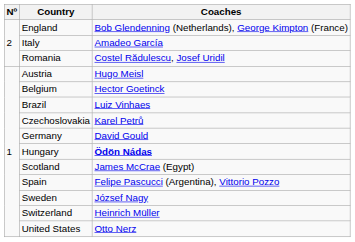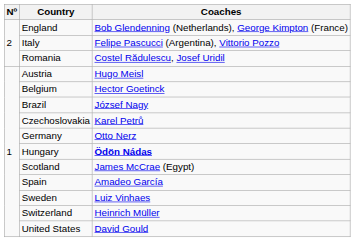(129, 43) Amadeo García -> (187, 43) Felipe Pascucci (Argentina), Vittorio Pozzo
(122, 105) Luiz Vinhaes -> (121, 105) József Nagy
(121, 136) David Gould -> (115, 136) Otto Nerz
(187, 182) Felipe Pascucci (Argentina), Vittorio Pozzo -> (129, 182) Amadeo García
(121, 197) József Nagy -> (122, 197) Luiz Vinhaes
(115, 228) Otto Nerz -> (121, 228) David Gould
